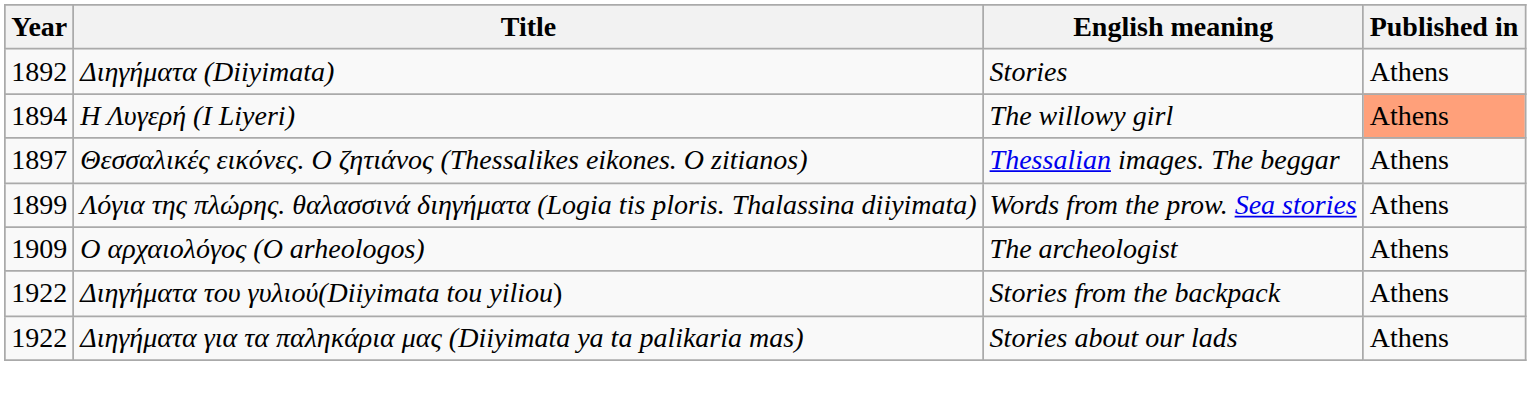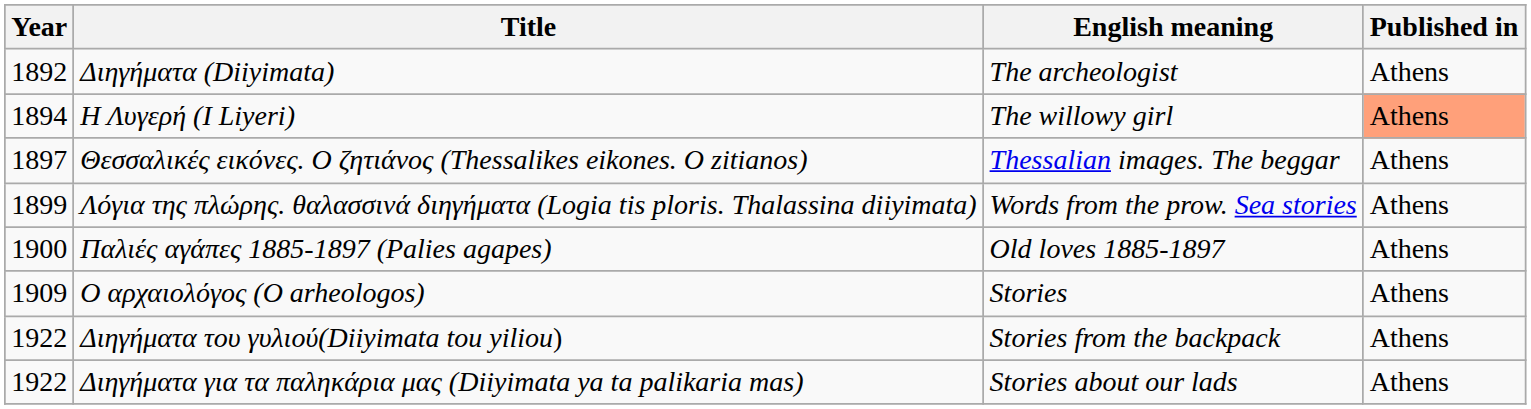(1029, 71) Stories -> (1084, 71) The archeologist
+ row: (316, 248)
(1084, 248) The archeologist -> (1029, 293) Stories
